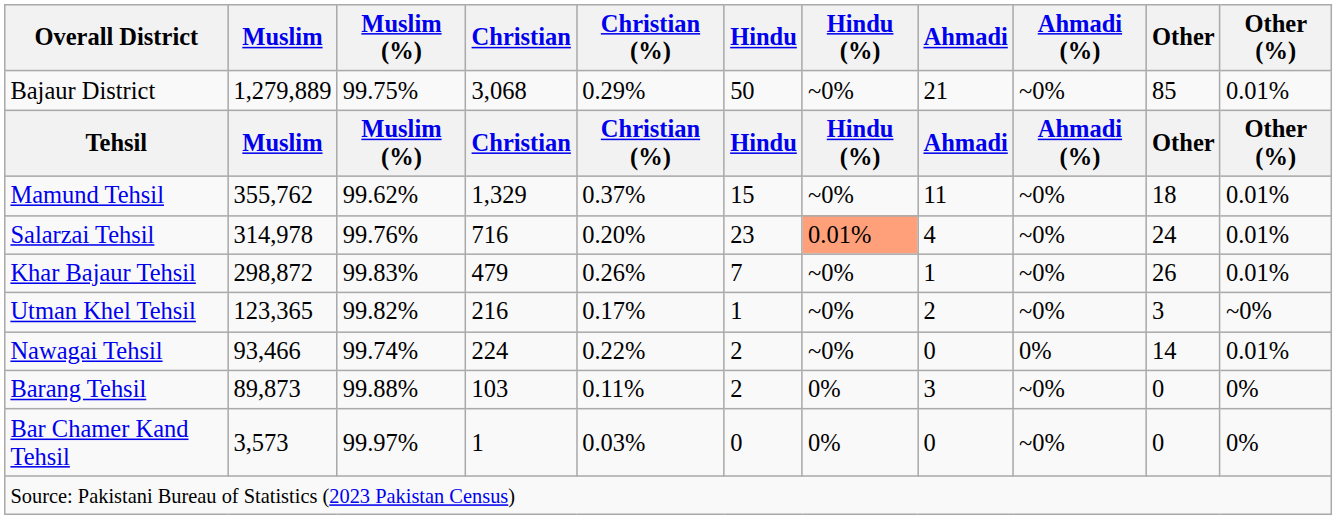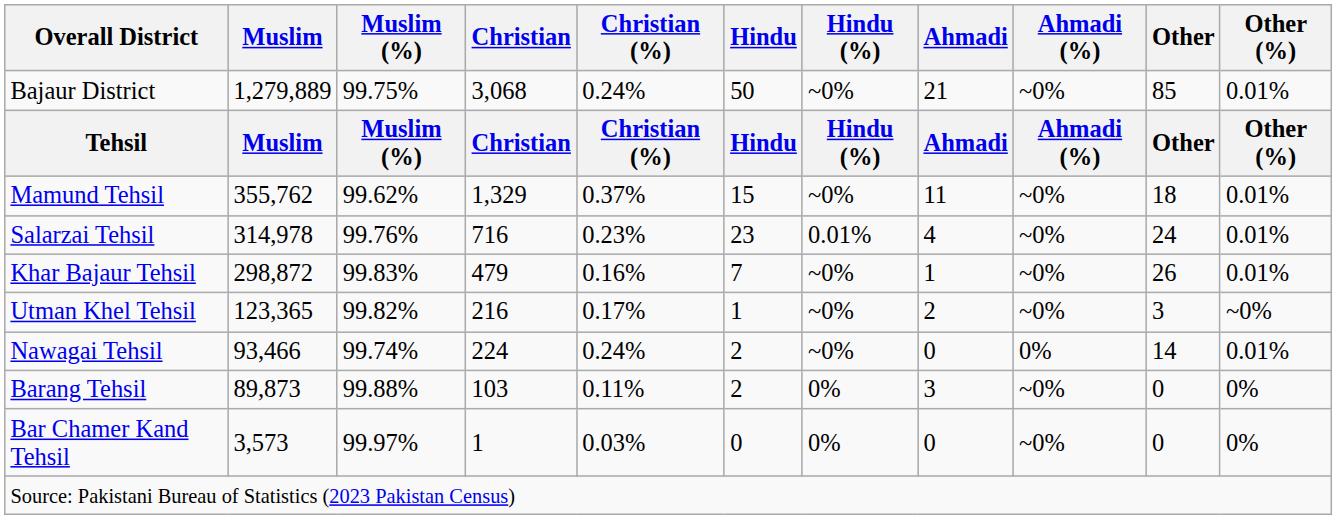(614, 90) 0.29% -> (614, 90) 0.24%
(614, 234) 0.20% -> (614, 234) 0.23%
(840, 234) lightsalmon background -> (840, 234) no background
(614, 273) 0.26% -> (614, 273) 0.16%
(614, 350) 0.22% -> (614, 350) 0.24%
